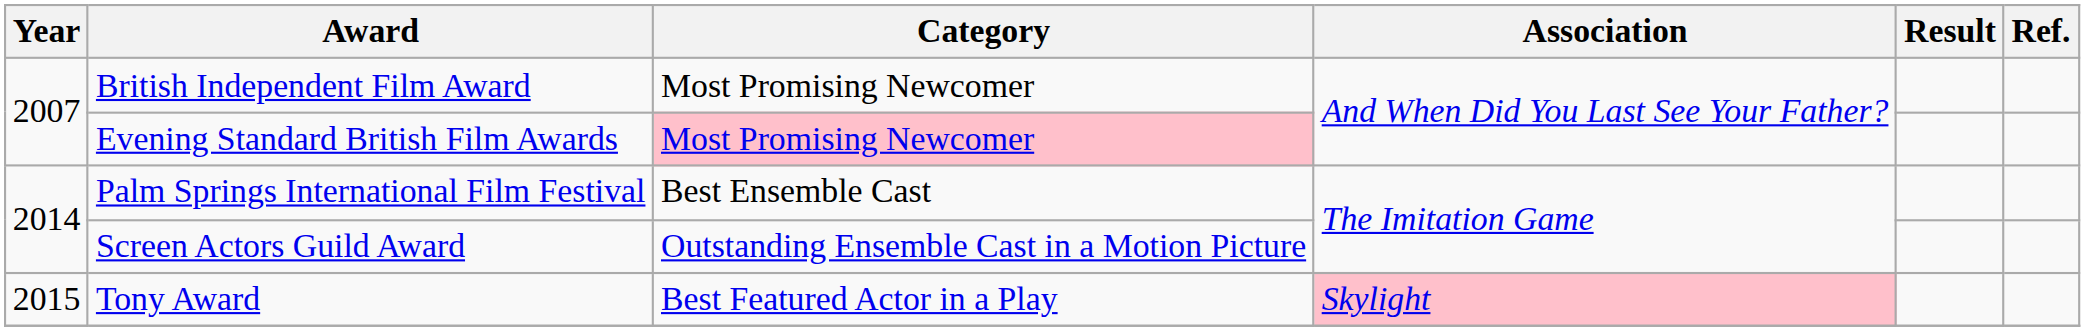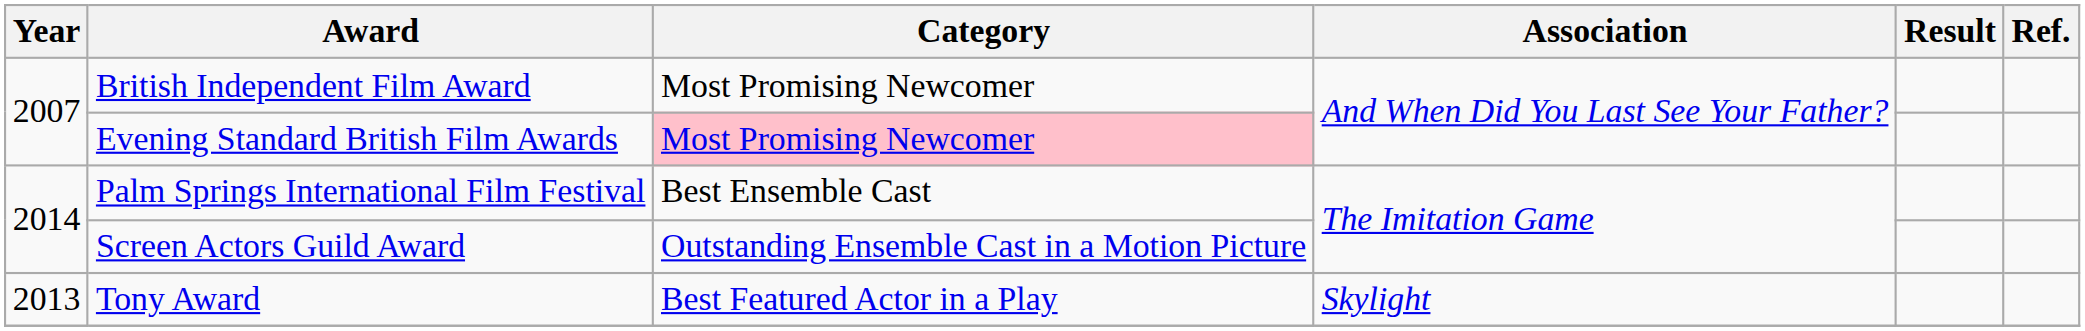(47, 298) 2015 -> (47, 298) 2013
(1376, 298) pink background -> (1376, 298) no background
